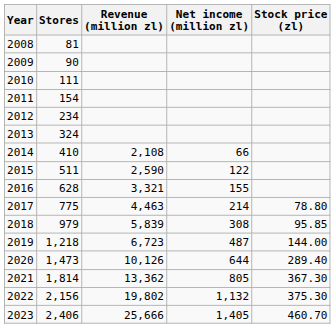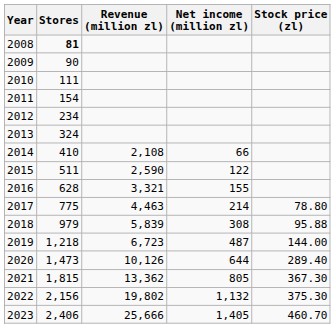(72, 44) normal -> (72, 44) bold
(311, 224) 95.85 -> (311, 224) 95.88
(62, 278) 1,814 -> (62, 278) 1,815
